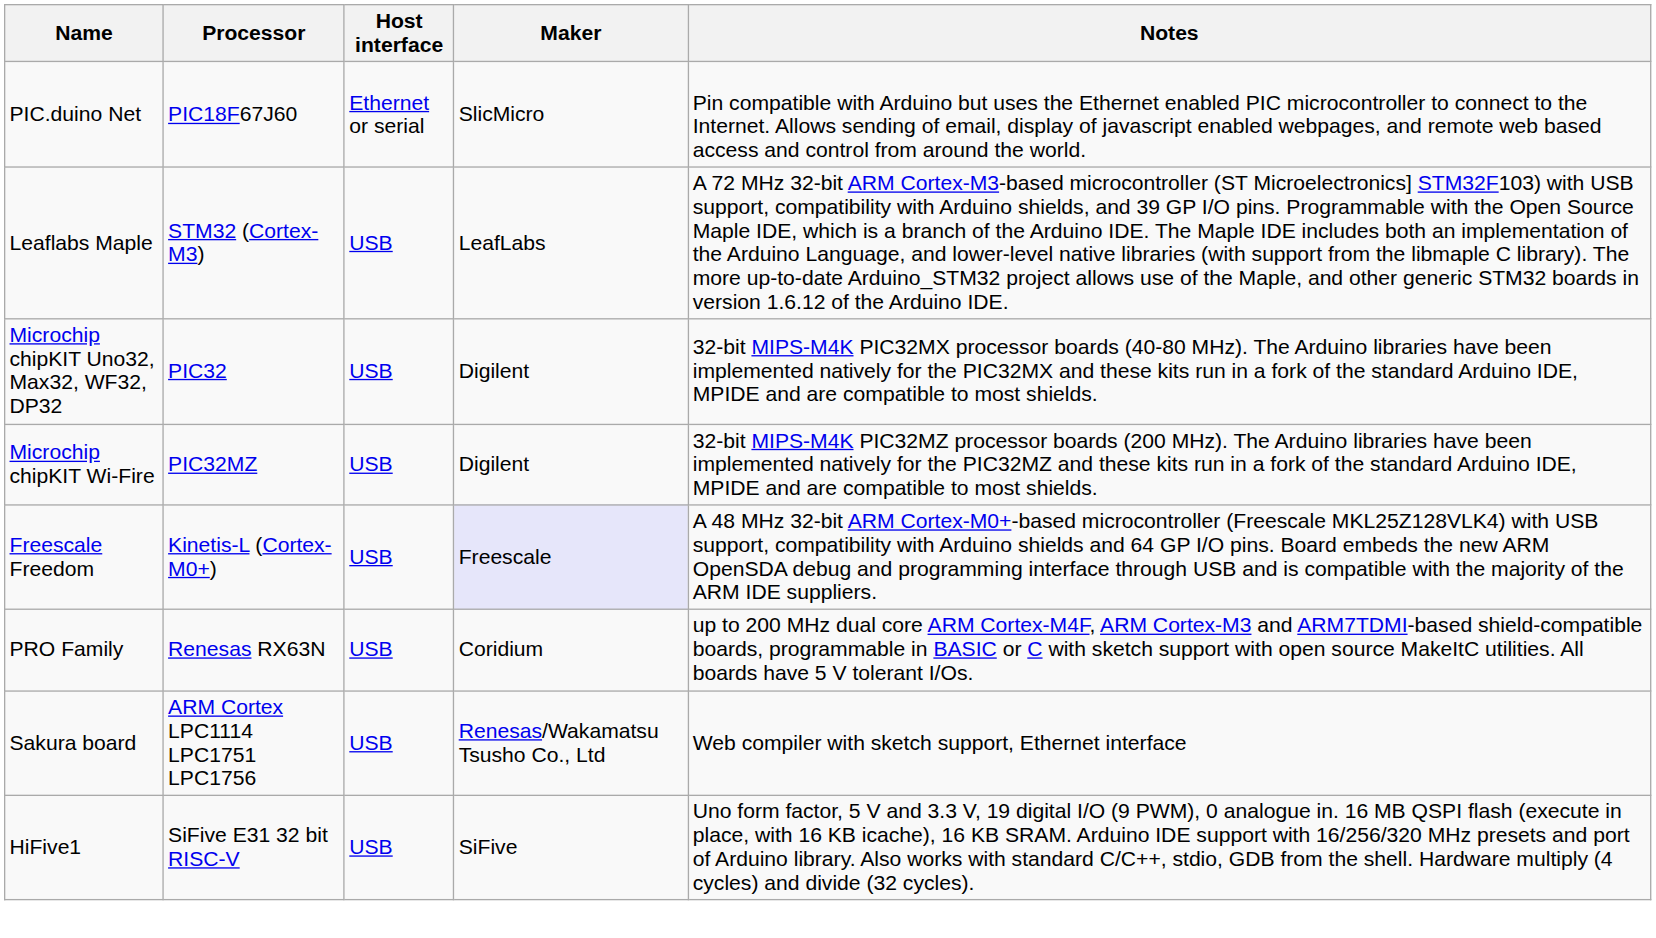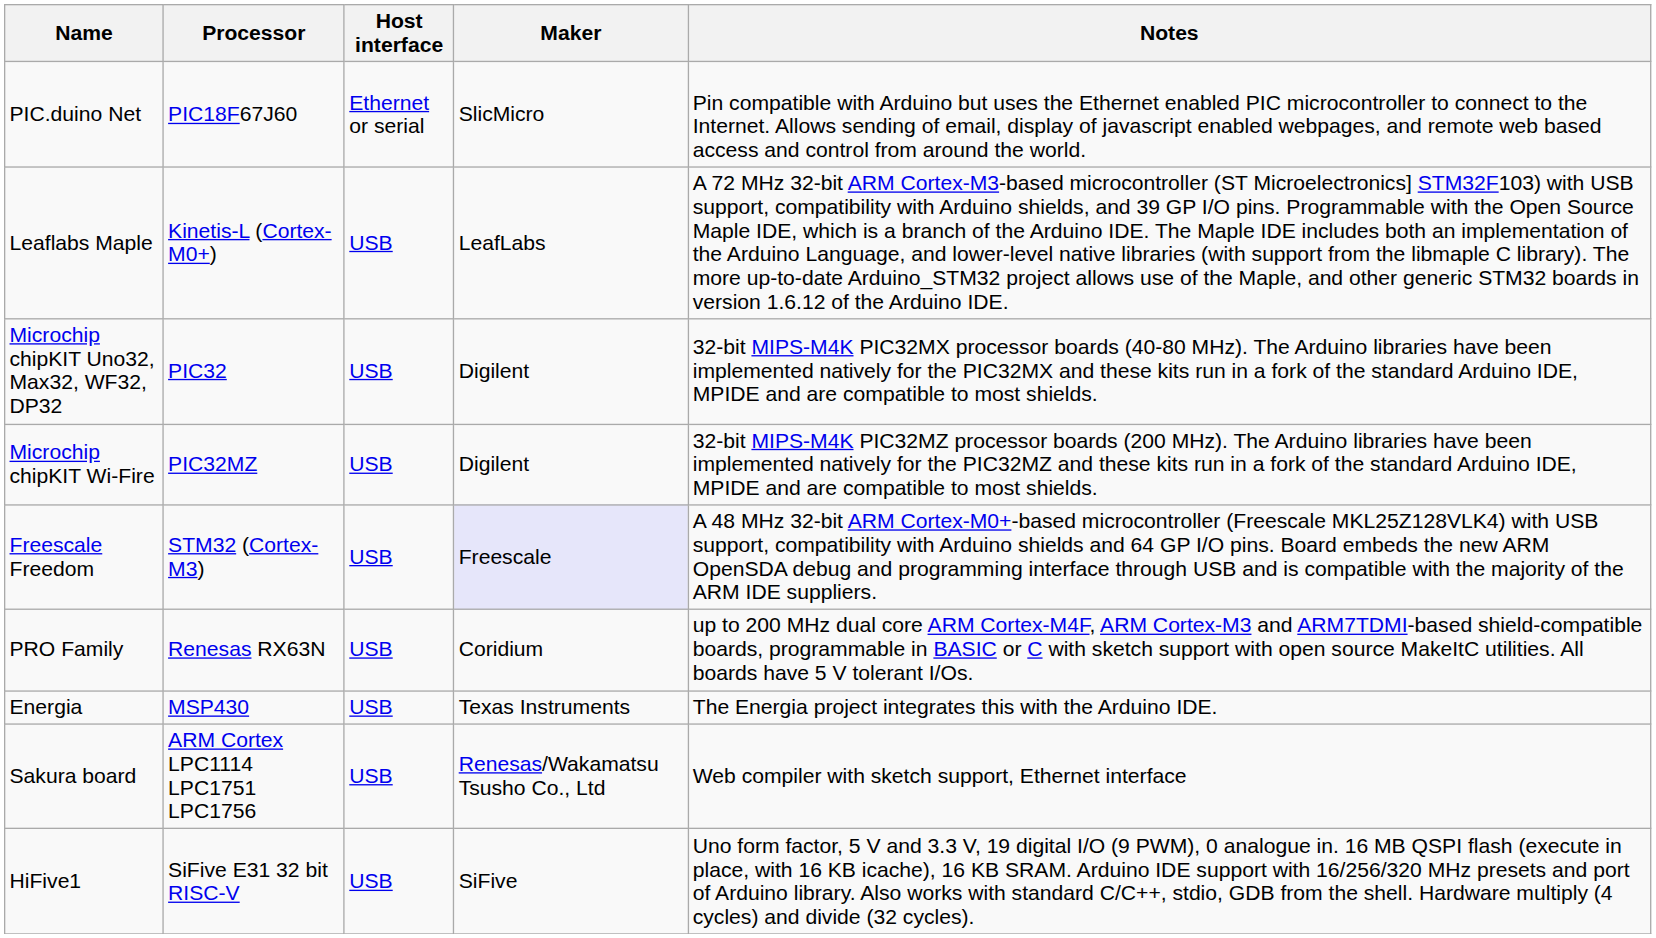(243, 242) STM32 (Cortex-M3) -> (250, 242) Kinetis-L (Cortex-M0+)
(250, 557) Kinetis-L (Cortex-M0+) -> (243, 557) STM32 (Cortex-M3)
+ row: (46, 707)
